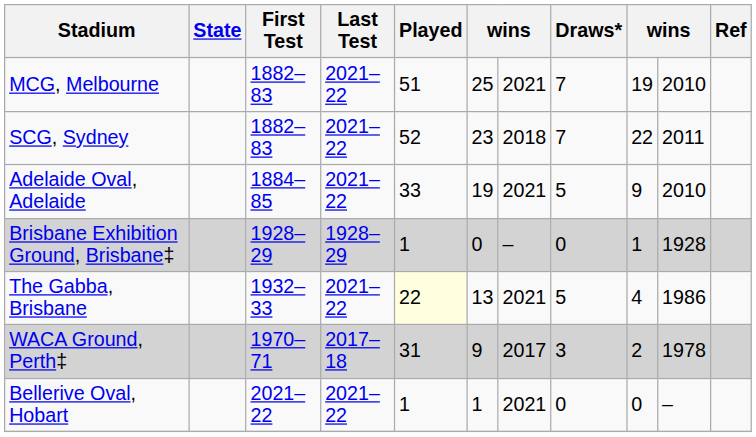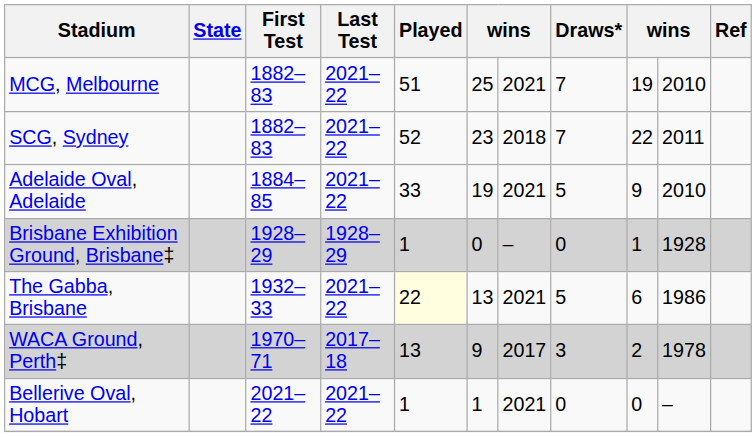(637, 297) 4 -> (637, 297) 6
(410, 351) 31 -> (410, 351) 13
